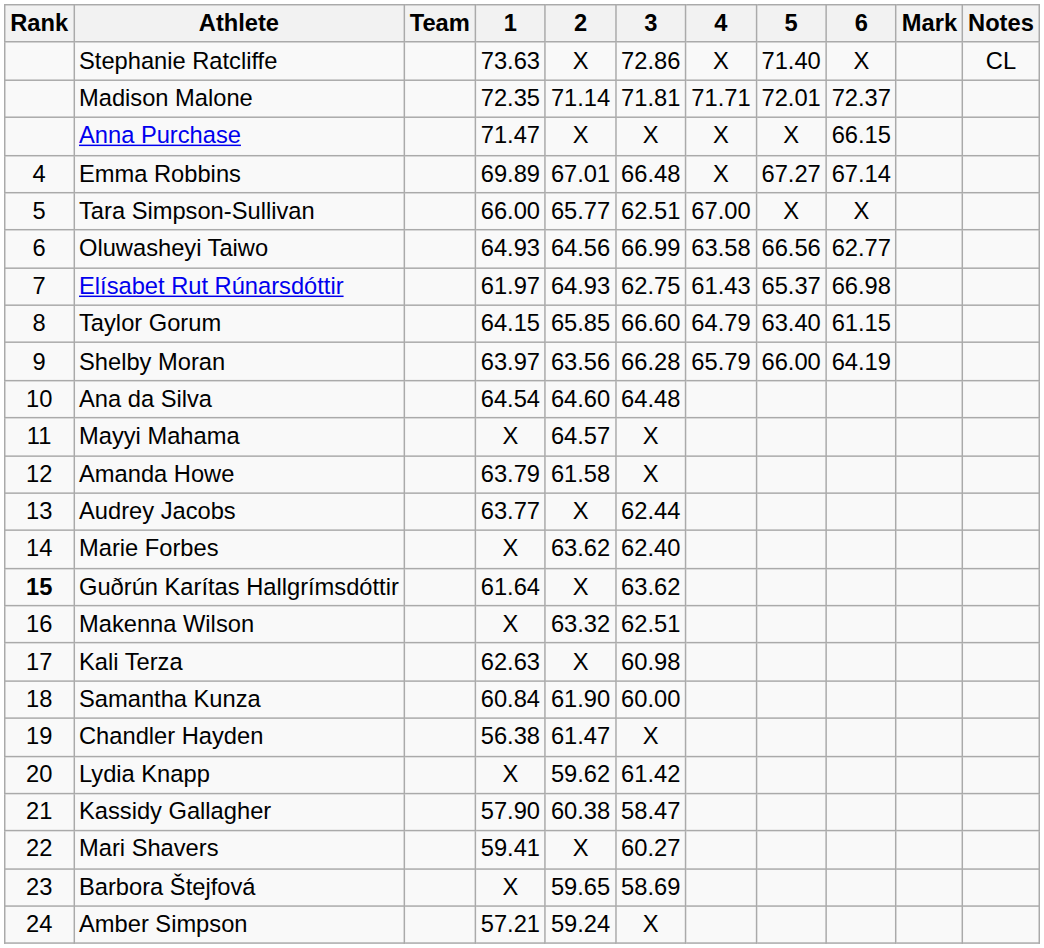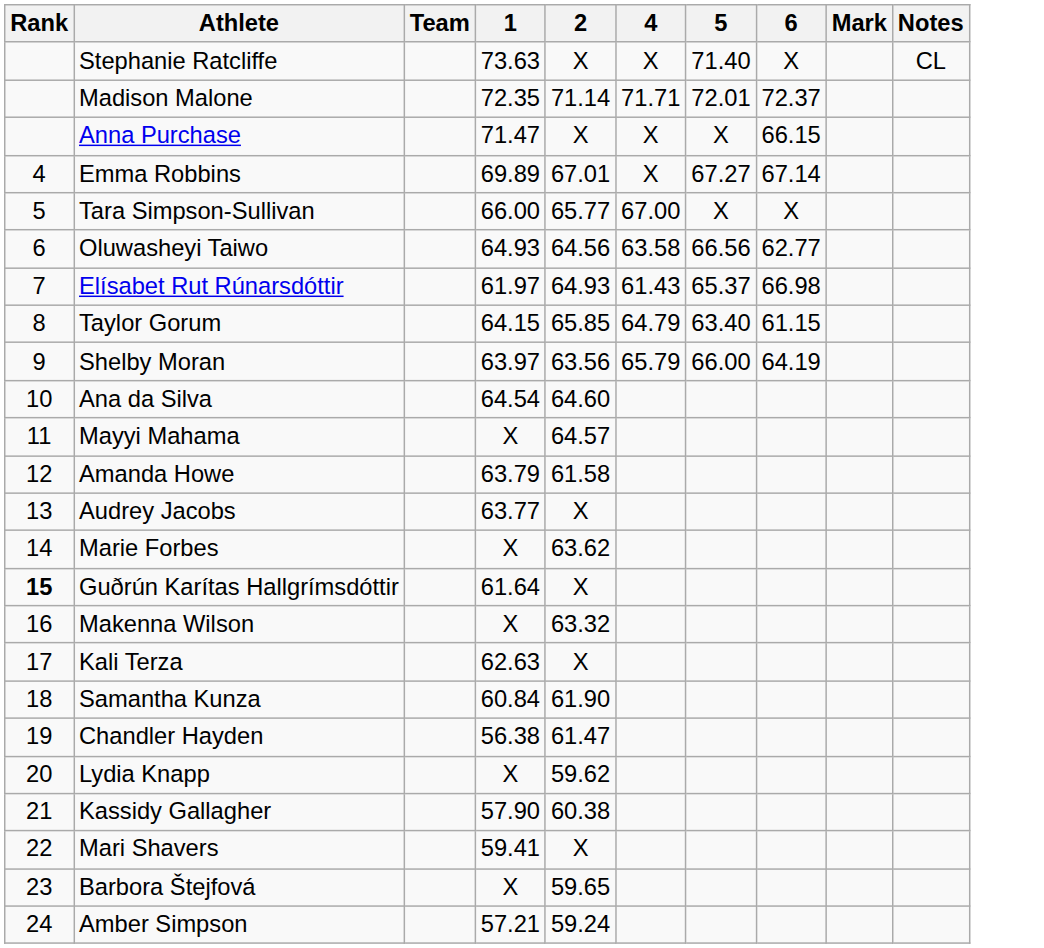- column: (651, 23)
